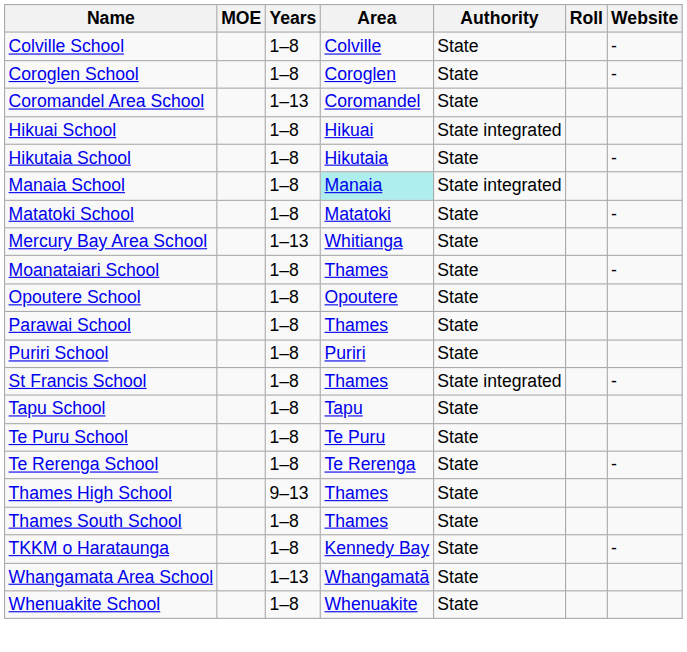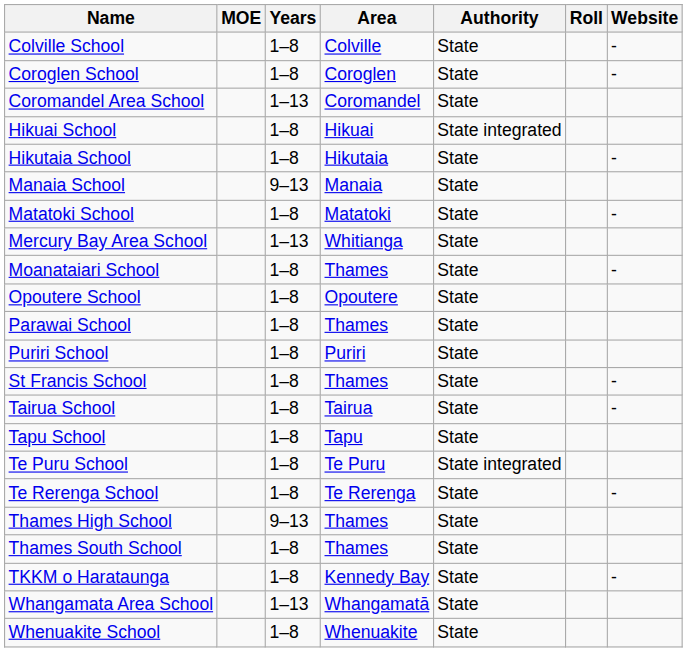(284, 185) 1–8 -> (289, 185) 9–13
(353, 185) paleturquoise background -> (353, 185) no background
(499, 185) State integrated -> (458, 185) State
(499, 381) State integrated -> (458, 381) State
+ row: (62, 409)
(458, 437) State -> (499, 465) State integrated
